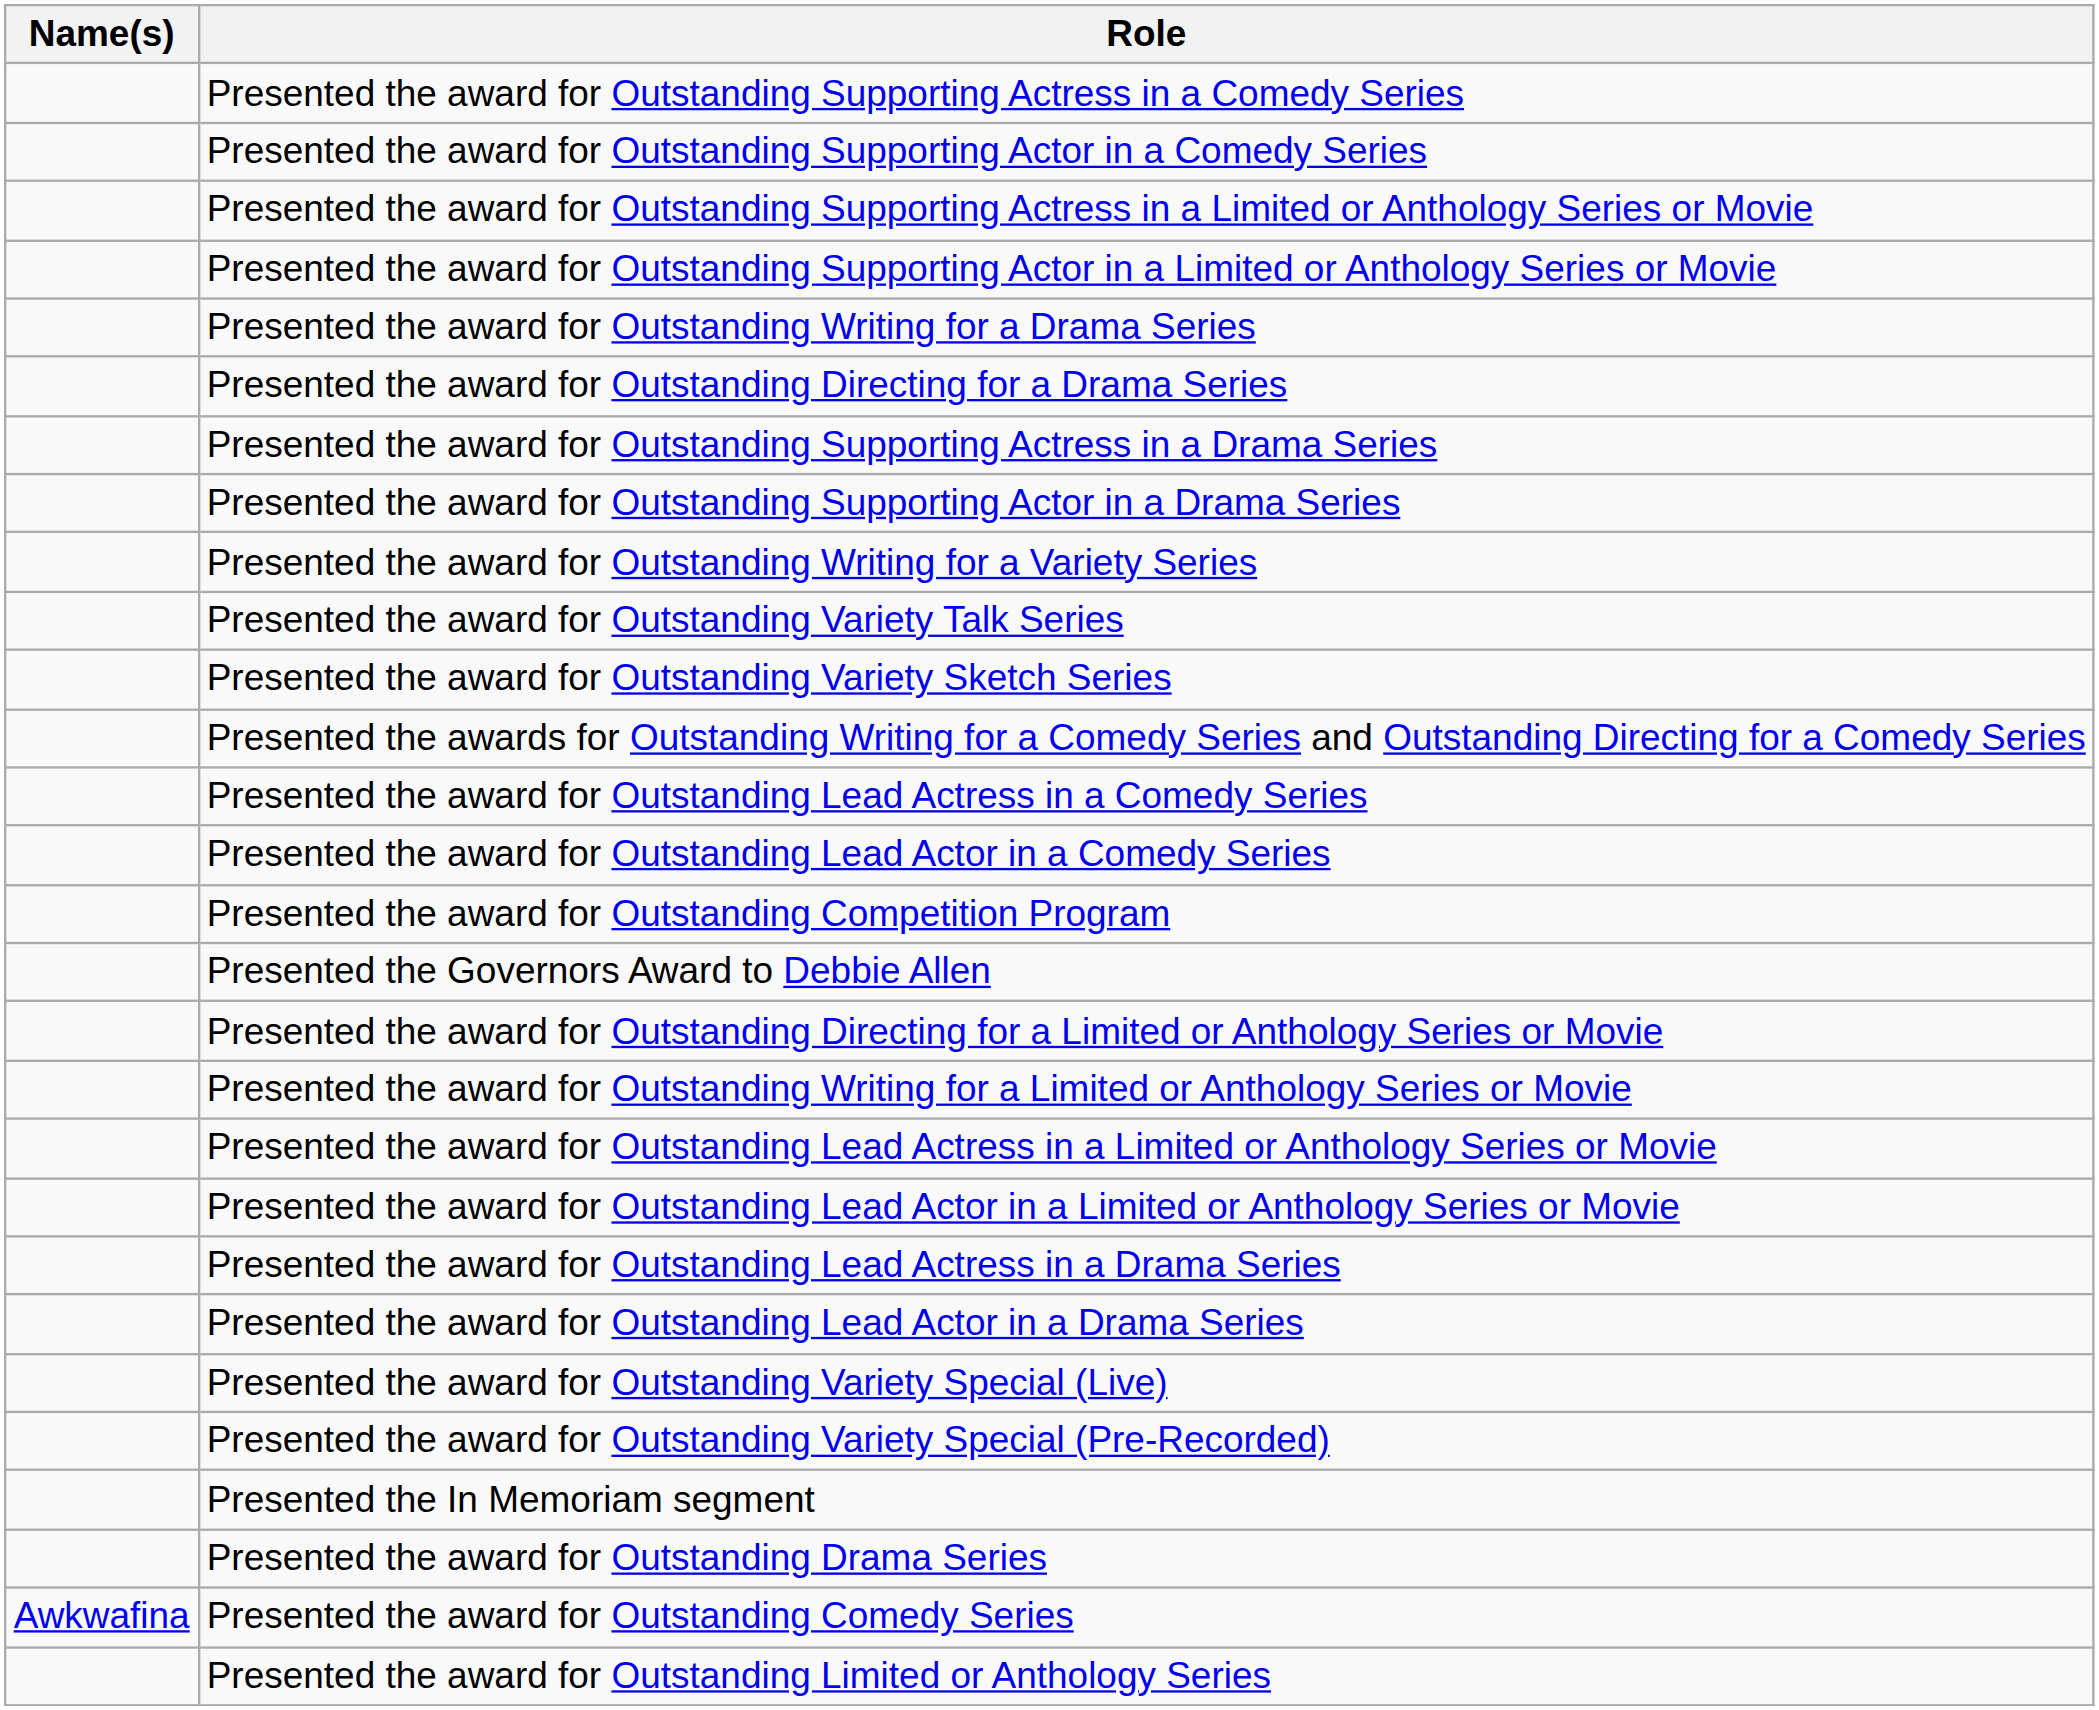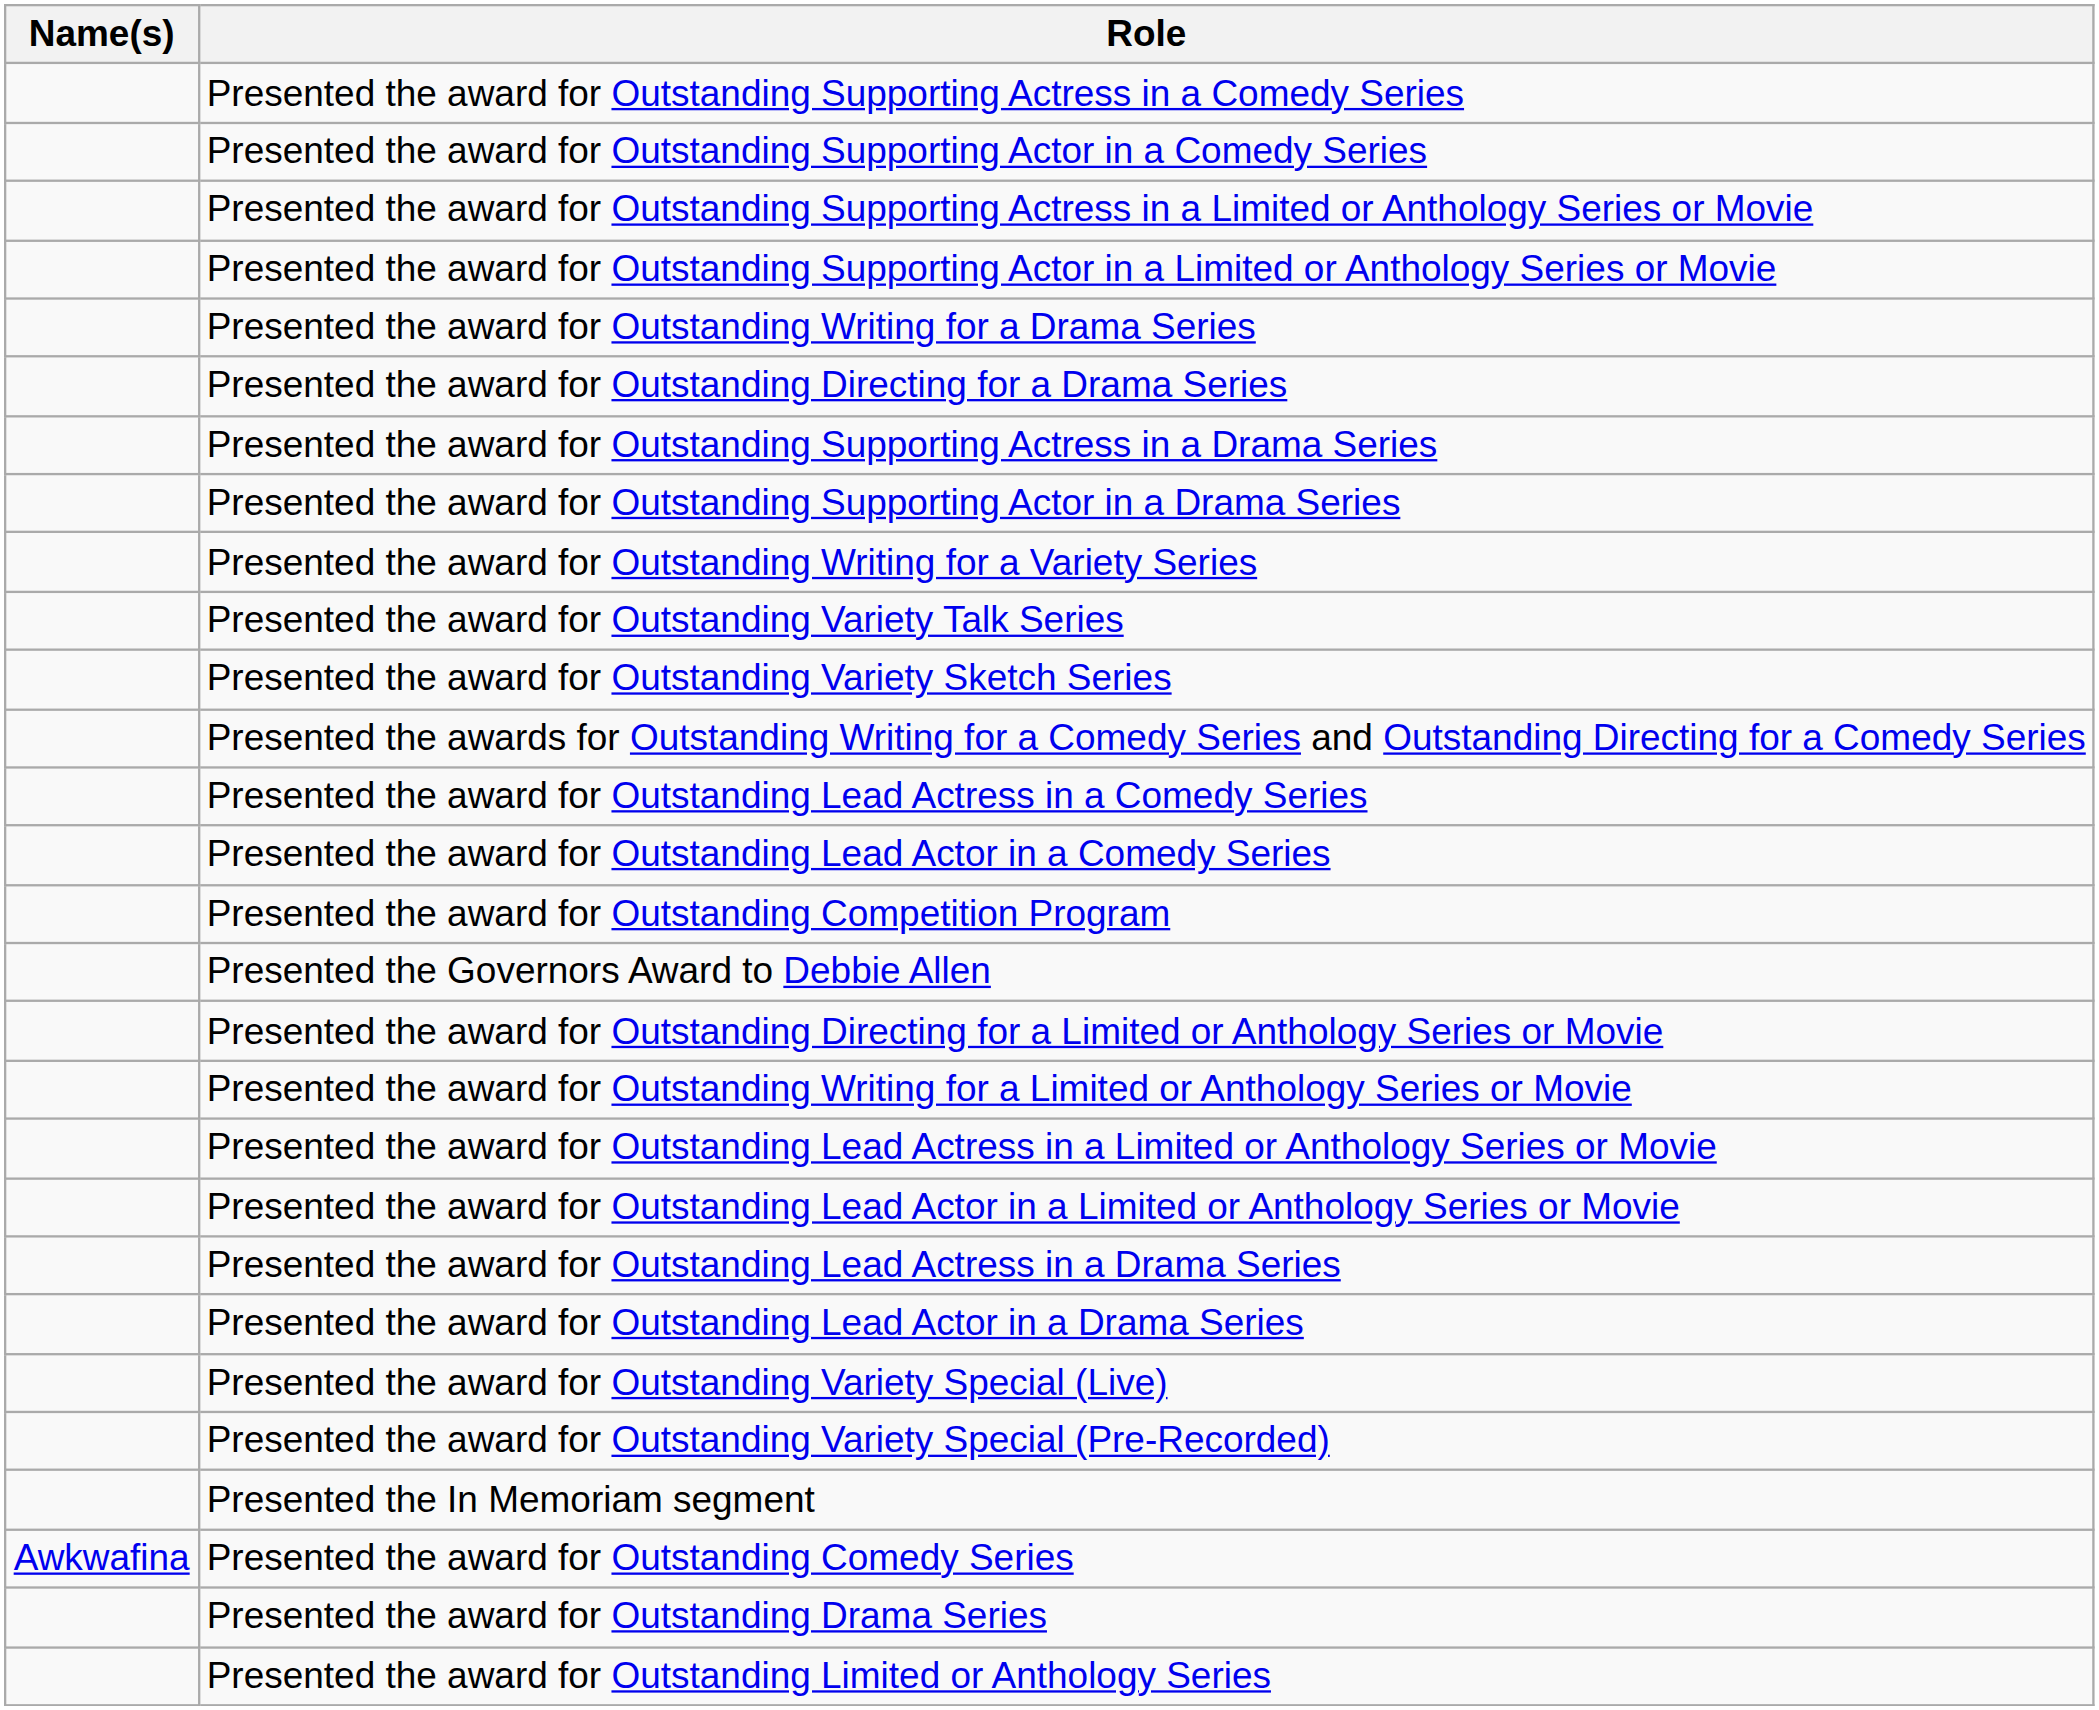rows swapped: (640, 1616) <-> (627, 1557)
